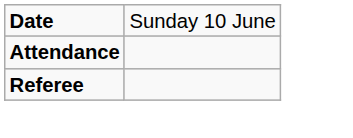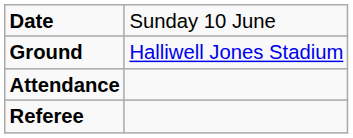+ row: (46, 52)
